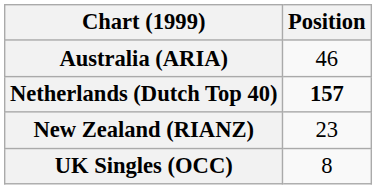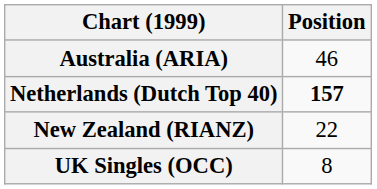(327, 129) 23 -> (327, 129) 22
